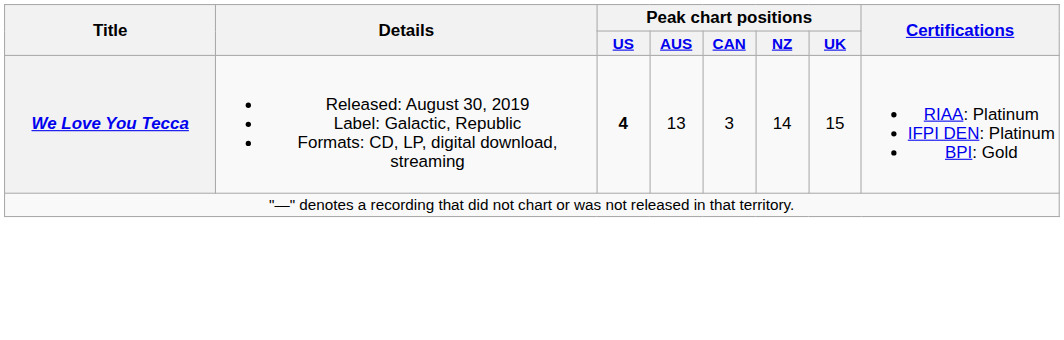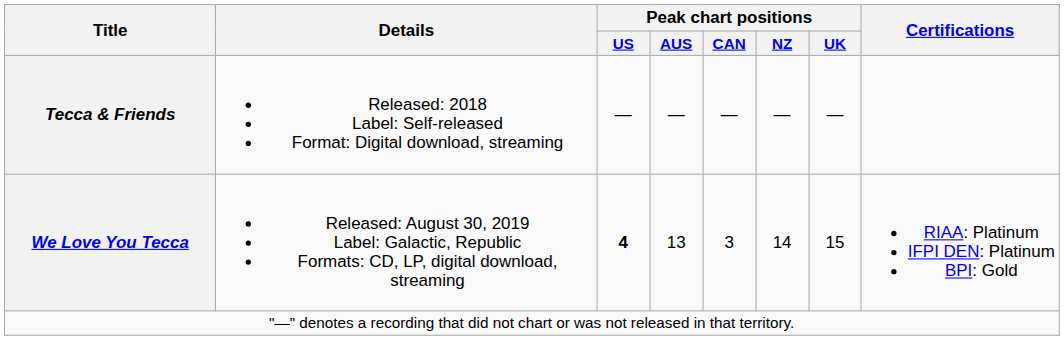+ row: (110, 114)
